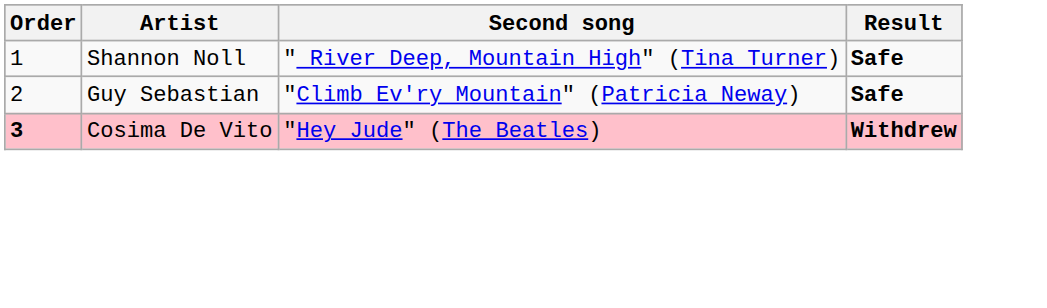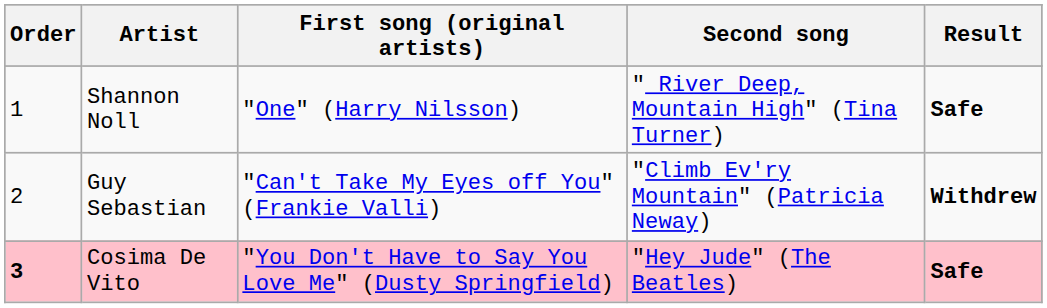+ column: (432, 36)
(877, 95) Safe -> (984, 197) Withdrew
(904, 131) Withdrew -> (957, 271) Safe
